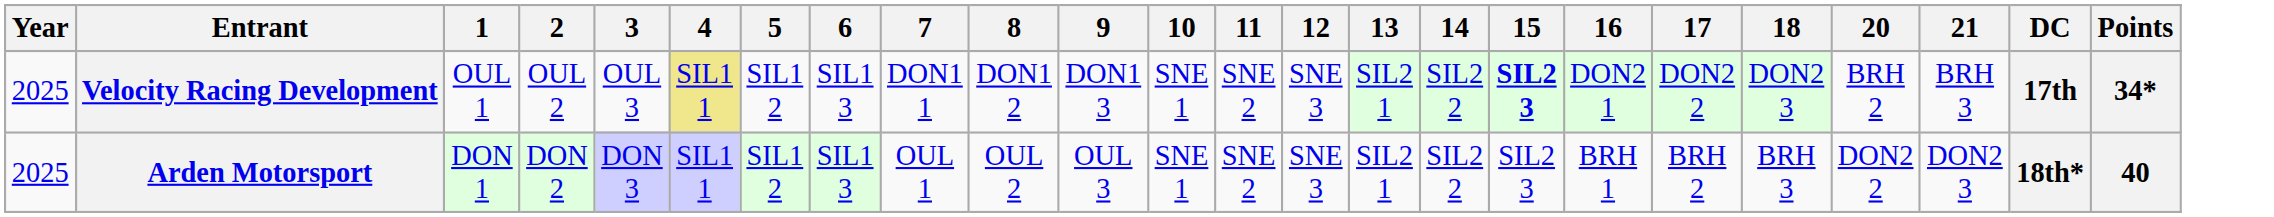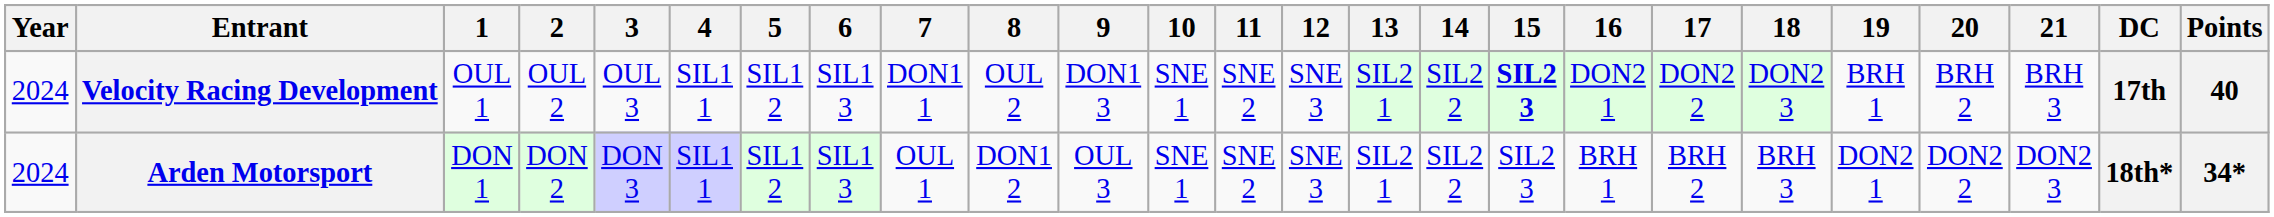+ column: (1876, 27)
(40, 91) 2025 -> (40, 91) 2024
(705, 91) khaki background -> (705, 91) no background
(1014, 91) DON1 2 -> (1014, 91) OUL 2
(2135, 91) 34* -> (2225, 91) 40
(40, 171) 2025 -> (40, 171) 2024
(1014, 171) OUL 2 -> (1014, 171) DON1 2
(2135, 171) 40 -> (2225, 171) 34*
